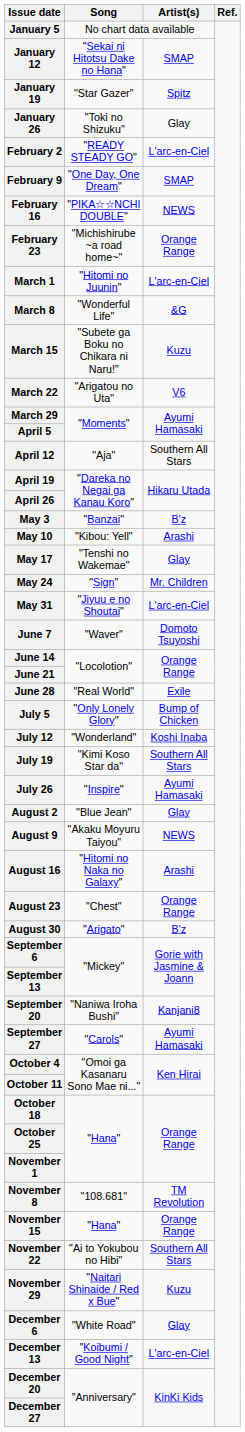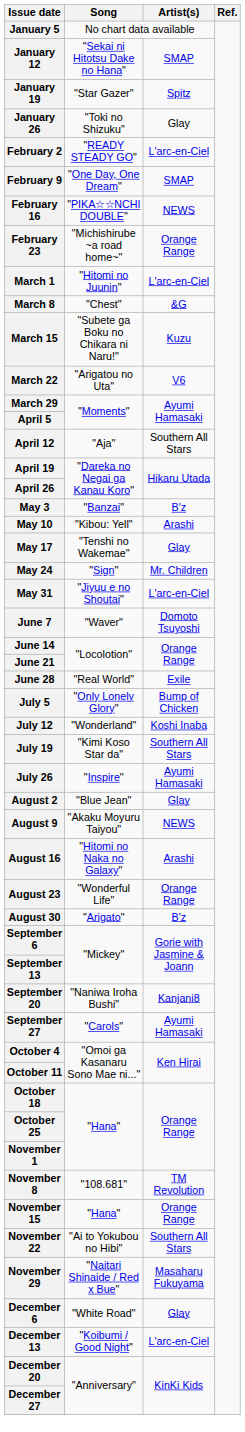(104, 310) "Wonderful Life" -> (104, 304) "Chest"
(104, 906) "Chest" -> (104, 894) "Wonderful Life"
(179, 1290) Kuzu -> (179, 1278) Masaharu Fukuyama
